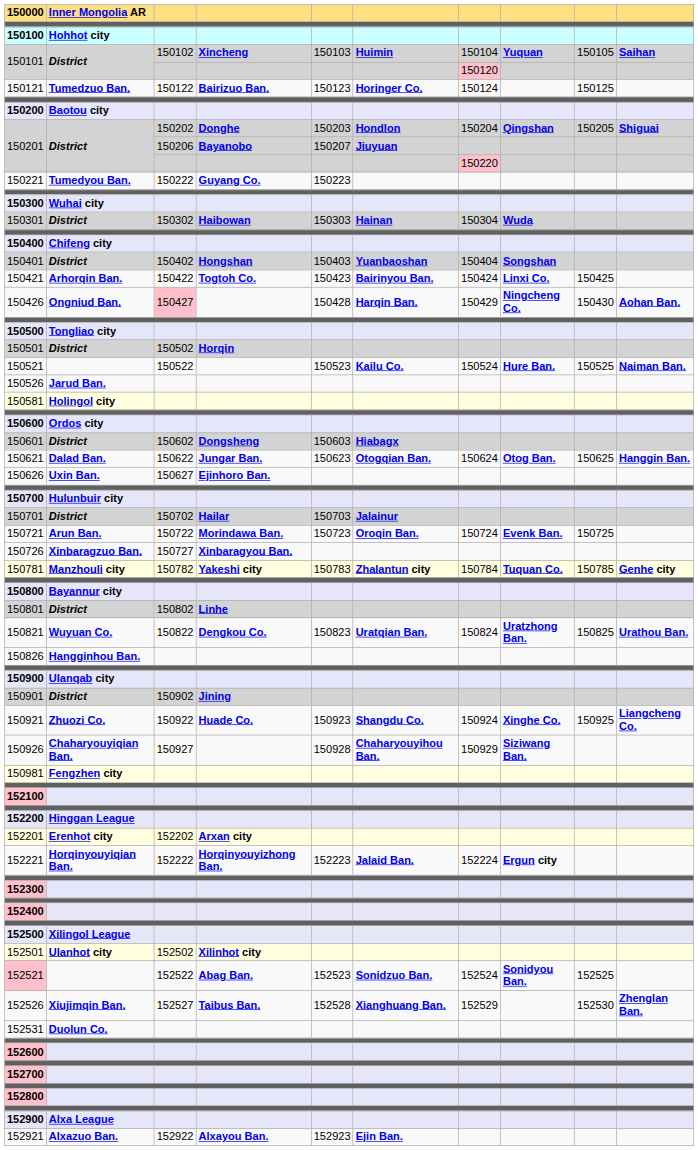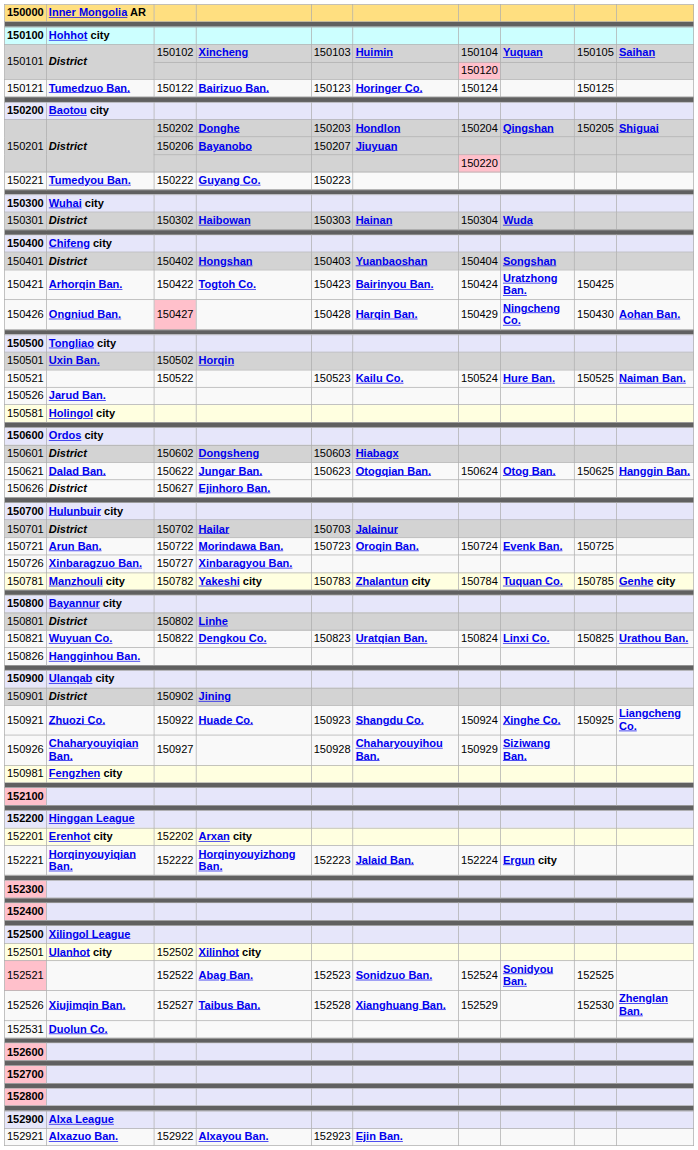(526, 278) Linxi Co. -> (530, 284) Uratzhong Ban.
(68, 348) District -> (74, 361) Uxin Ban.
(74, 476) Uxin Ban. -> (68, 488) District
(530, 632) Uratzhong Ban. -> (526, 639) Linxi Co.
